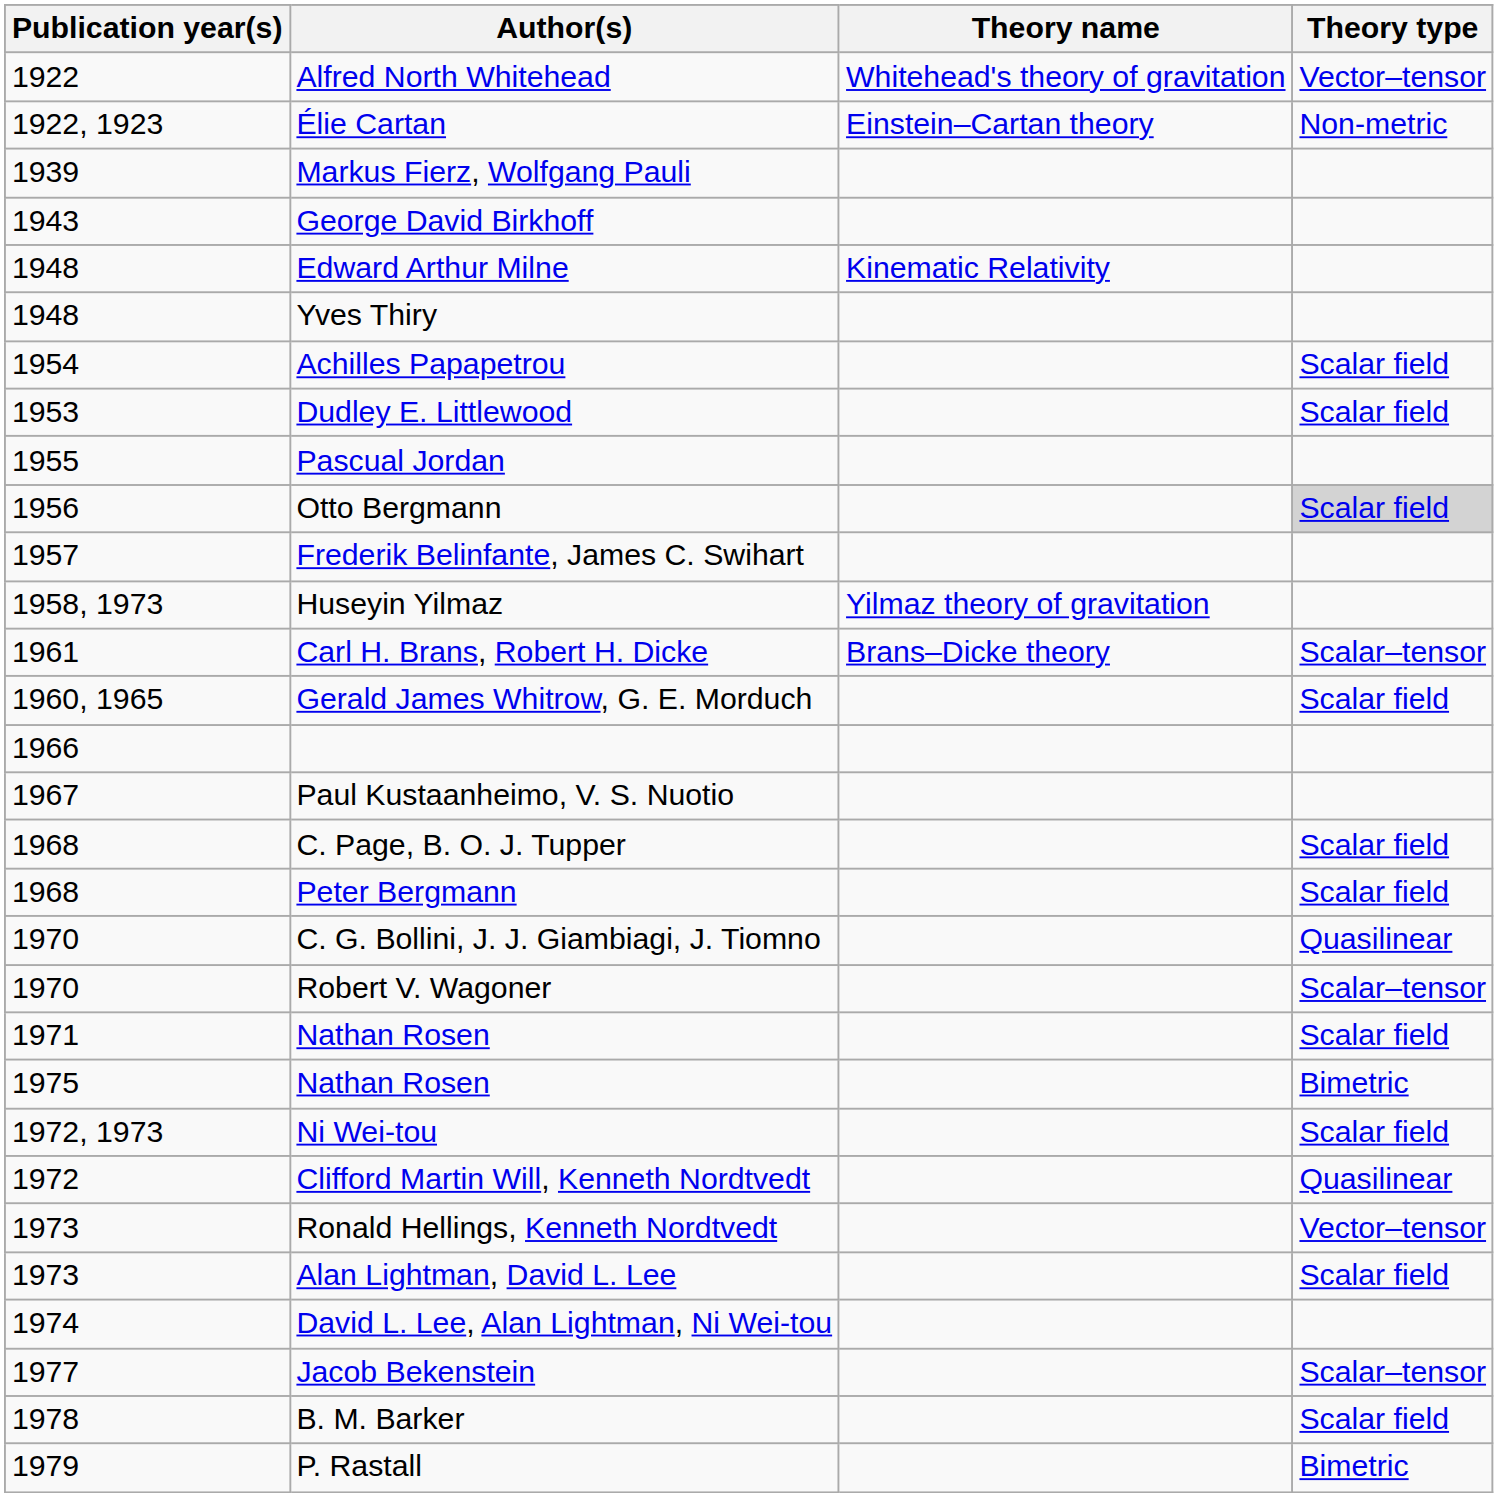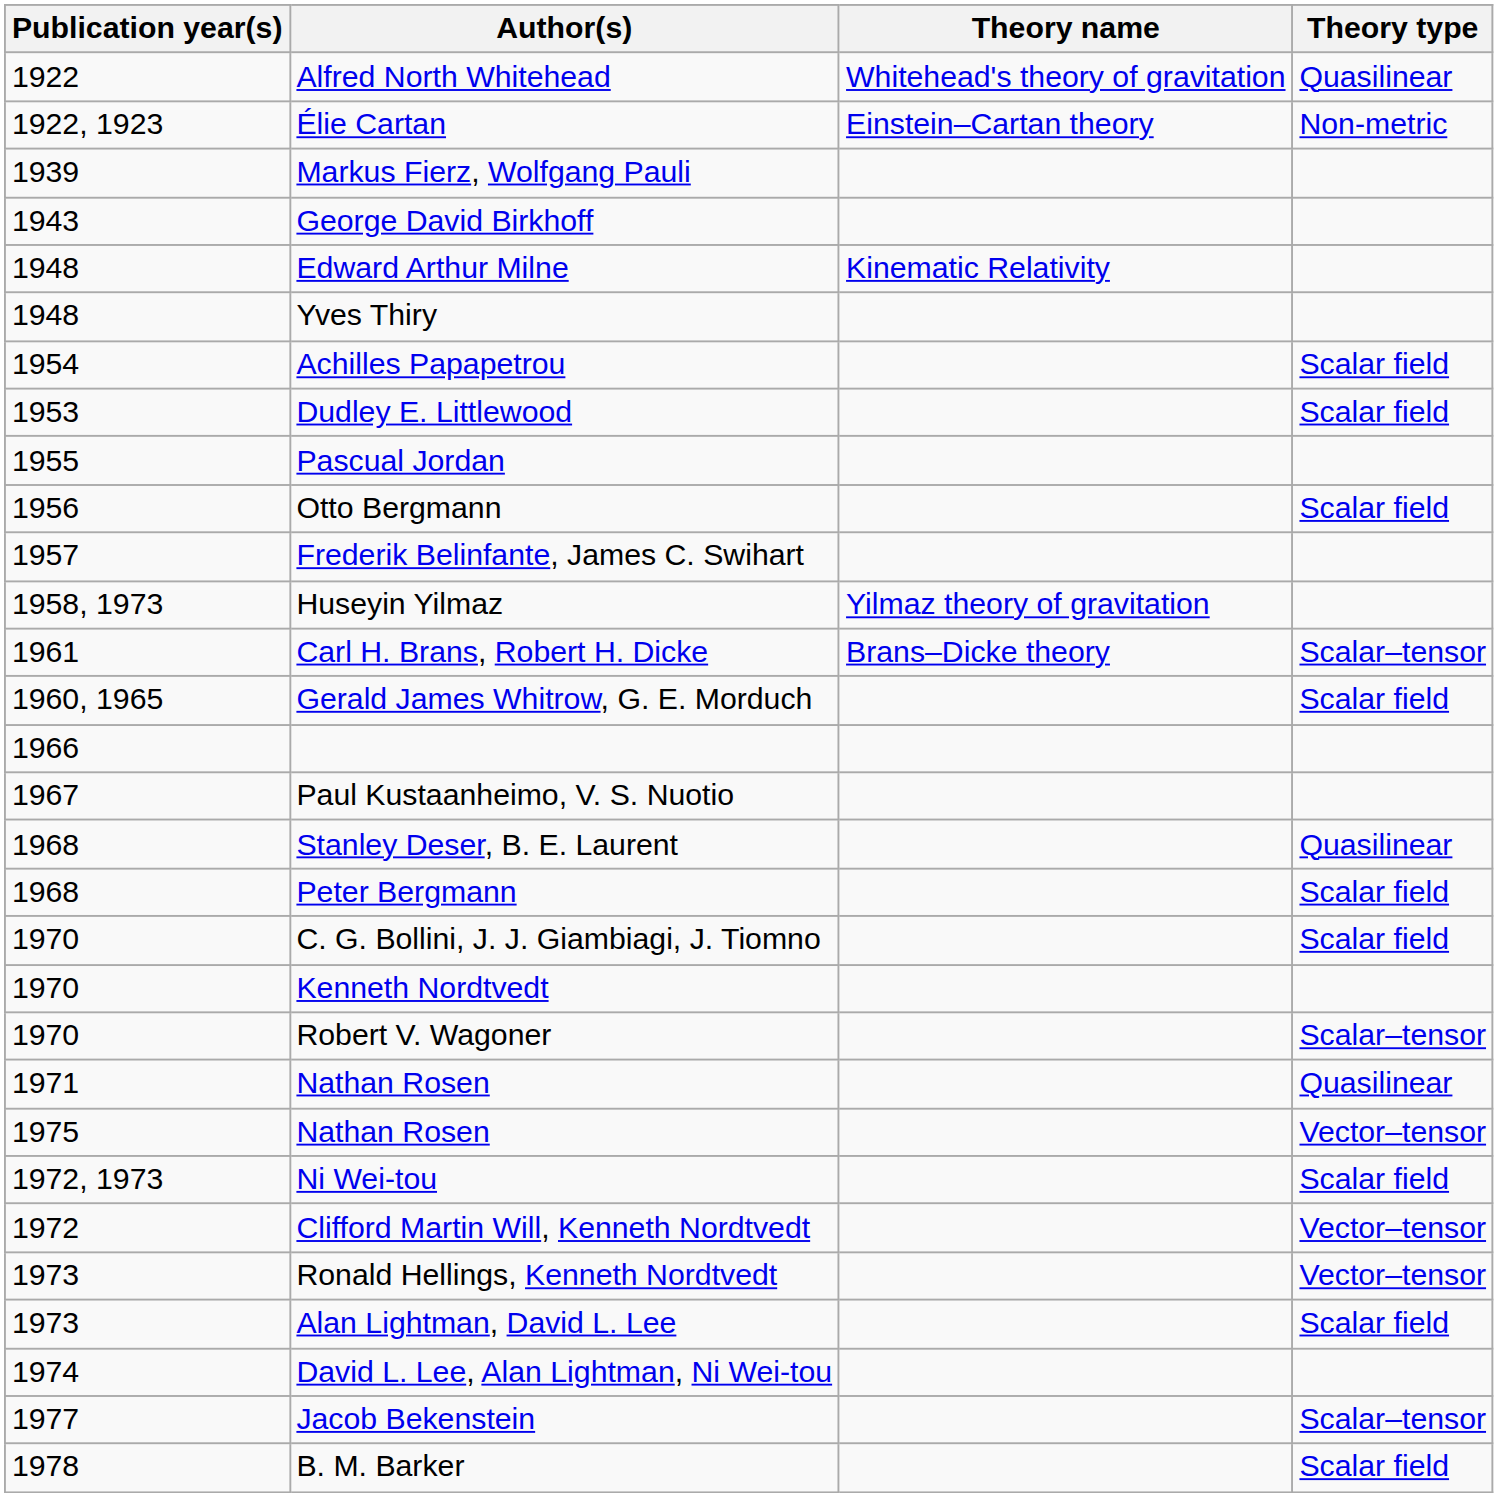(1393, 76) Vector–tensor -> (1376, 76) Quasilinear
(1374, 508) lightgrey background -> (1374, 508) no background
+ row: (46, 843)
- row: (46, 843)
(1376, 939) Quasilinear -> (1374, 939) Scalar field
+ row: (46, 987)
(1374, 1035) Scalar field -> (1376, 1083) Quasilinear
(1354, 1083) Bimetric -> (1393, 1131) Vector–tensor
(1376, 1179) Quasilinear -> (1393, 1227) Vector–tensor
- row: (46, 1467)
